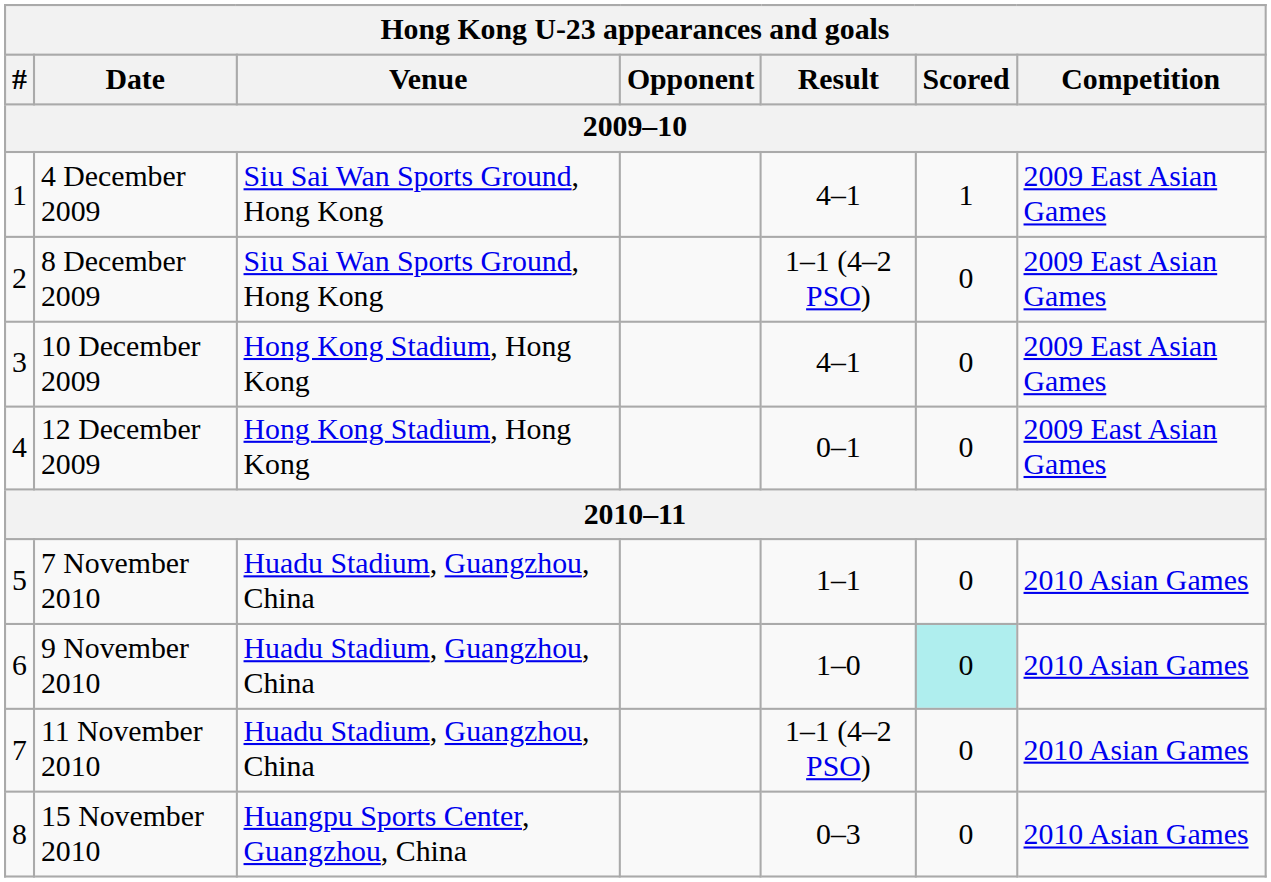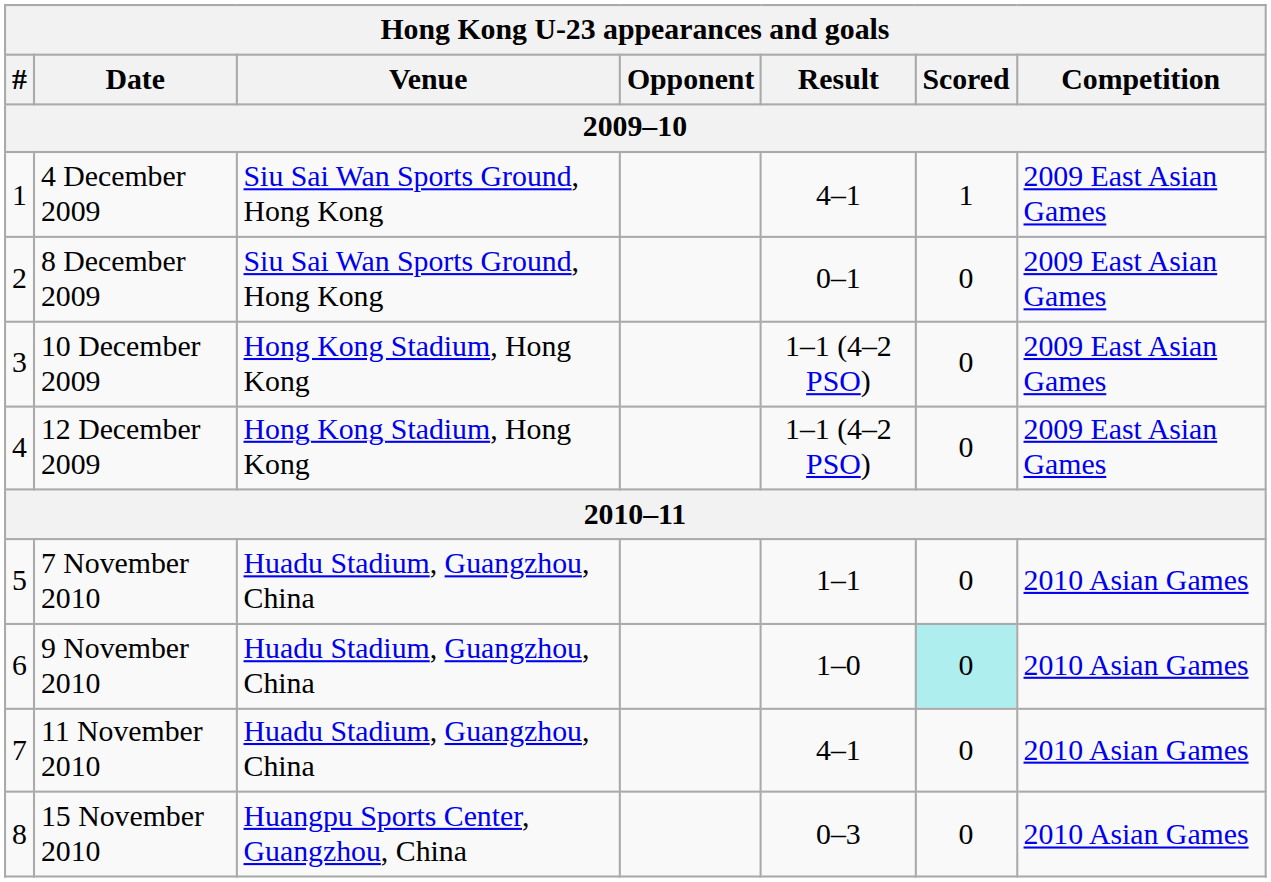(838, 278) 1–1 (4–2 PSO) -> (838, 278) 0–1
(838, 363) 4–1 -> (838, 363) 1–1 (4–2 PSO)
(838, 447) 0–1 -> (838, 447) 1–1 (4–2 PSO)
(838, 749) 1–1 (4–2 PSO) -> (838, 749) 4–1
